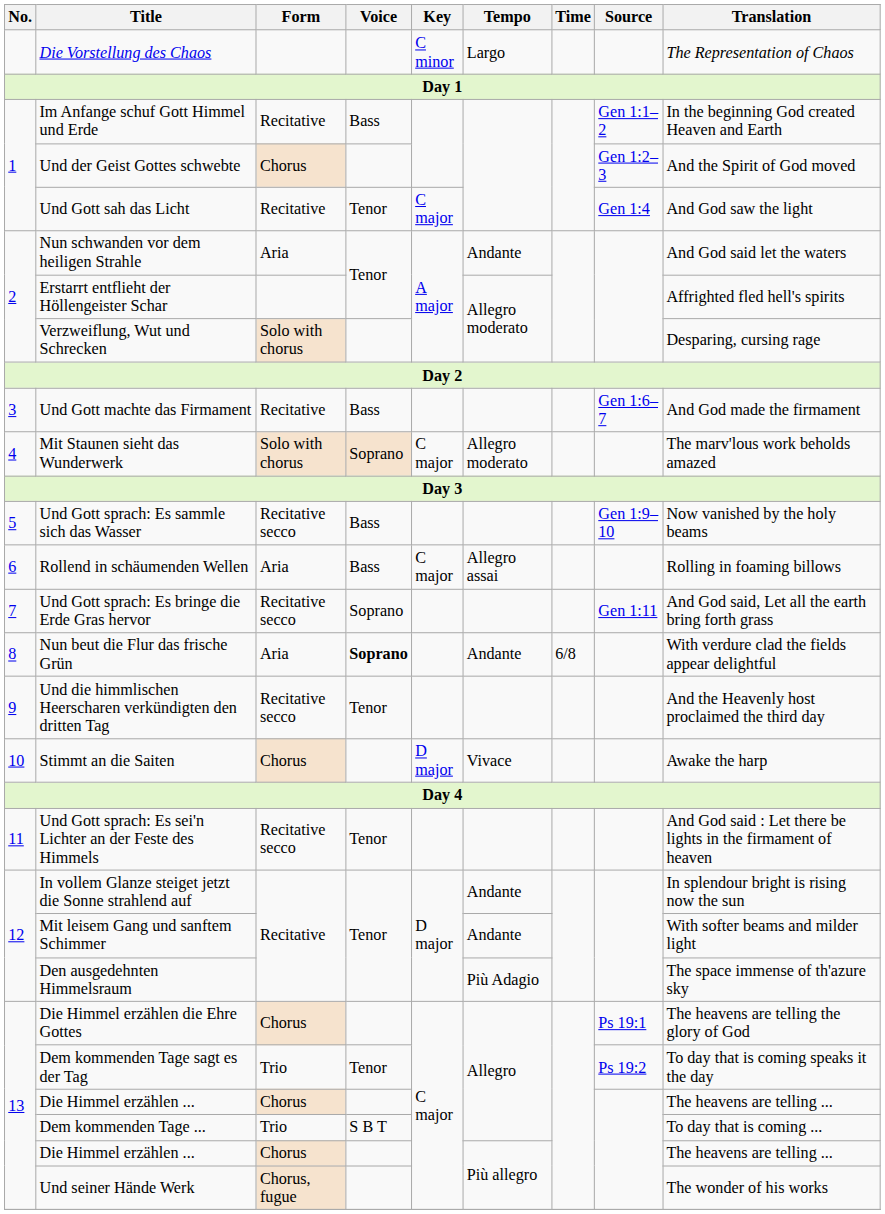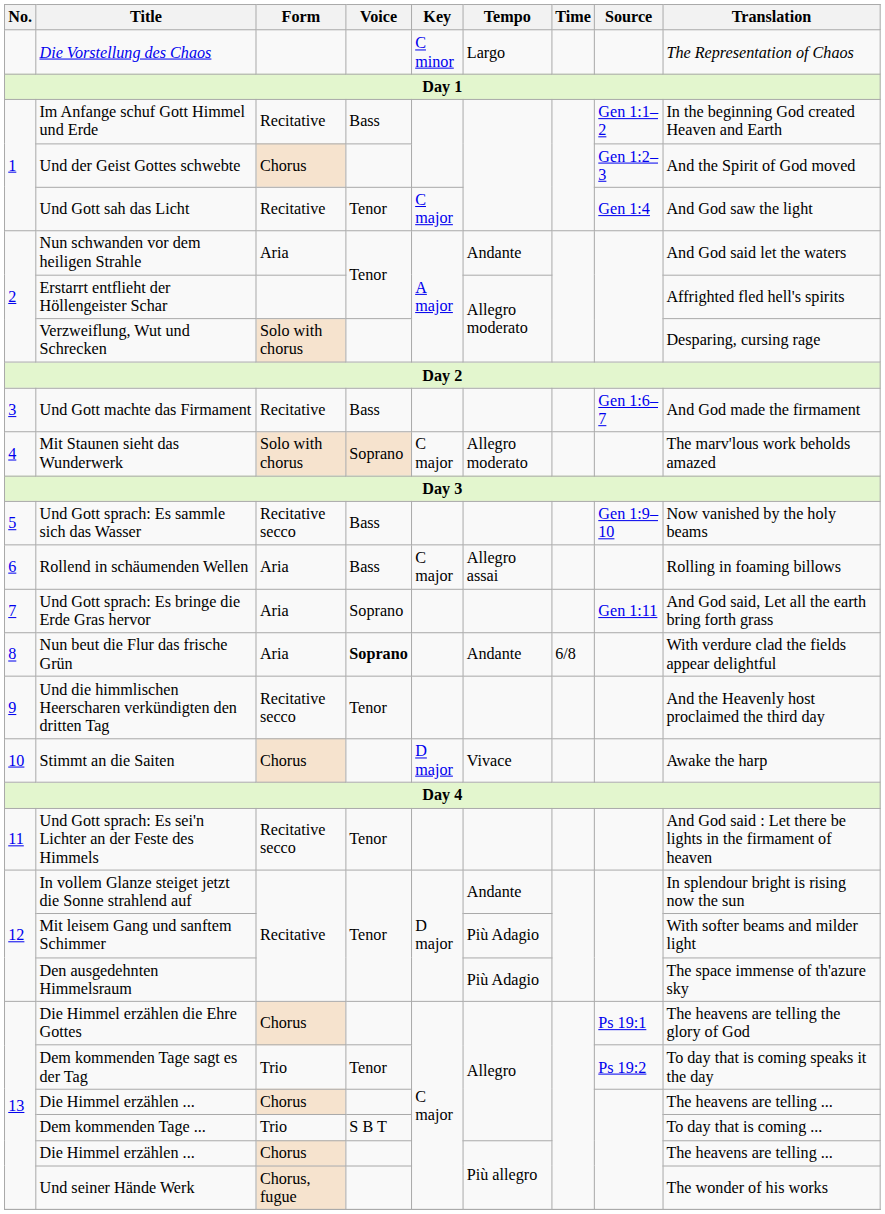(293, 610) Recitative secco -> (274, 610) Aria
(494, 935) Andante -> (503, 935) Più Adagio
